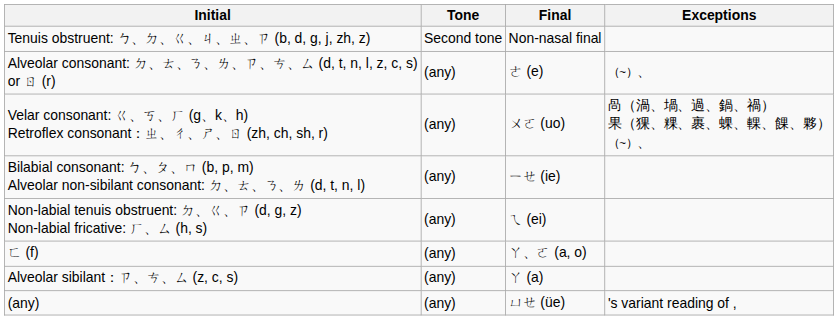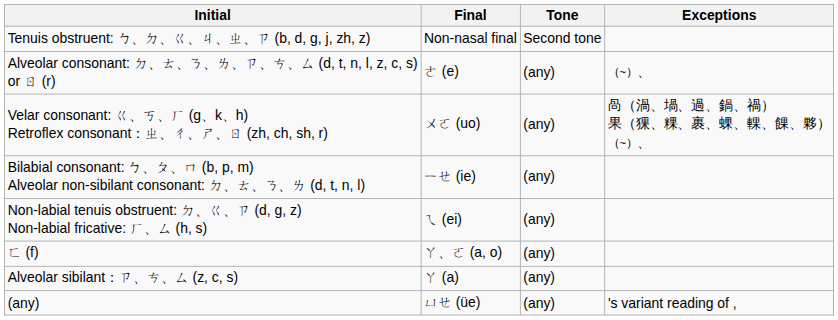columns swapped: (555, 15) <-> (463, 15)
